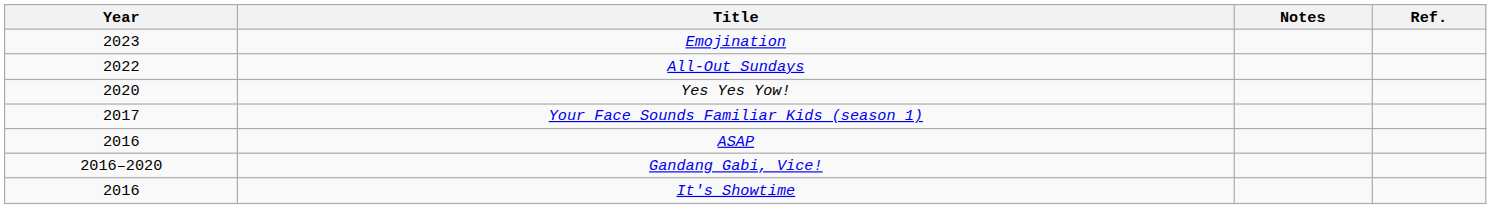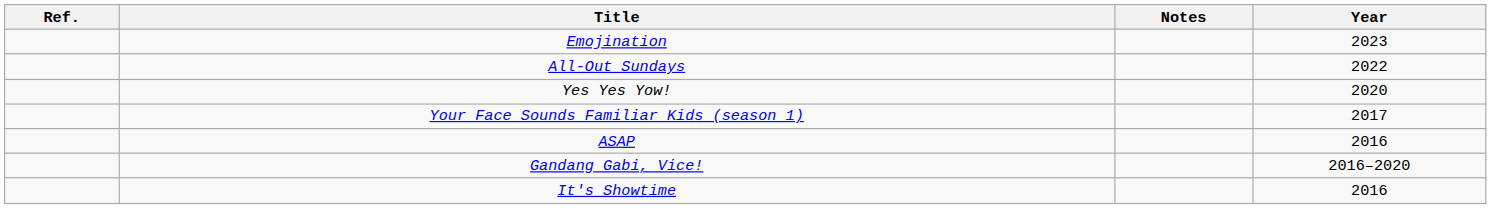columns swapped: (121, 17) <-> (1429, 17)
